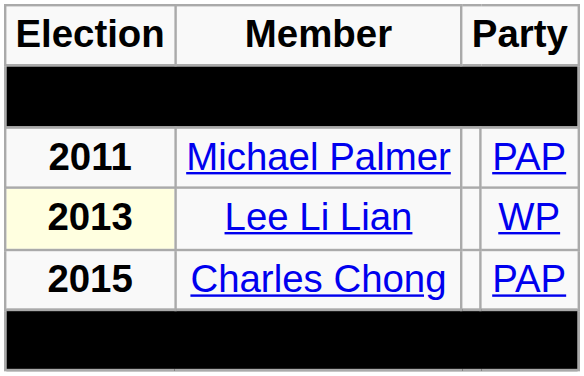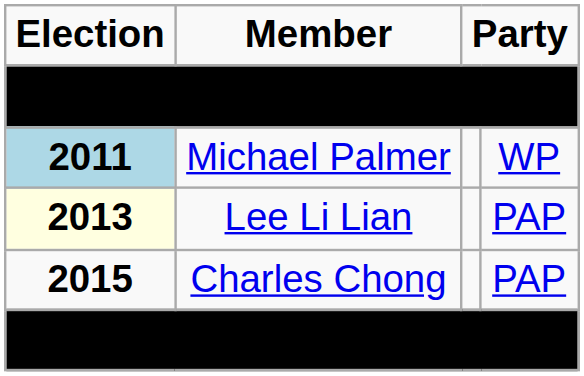(90, 156) no background -> (90, 156) lightblue background
(529, 156) PAP -> (529, 156) WP
(529, 217) WP -> (529, 217) PAP
